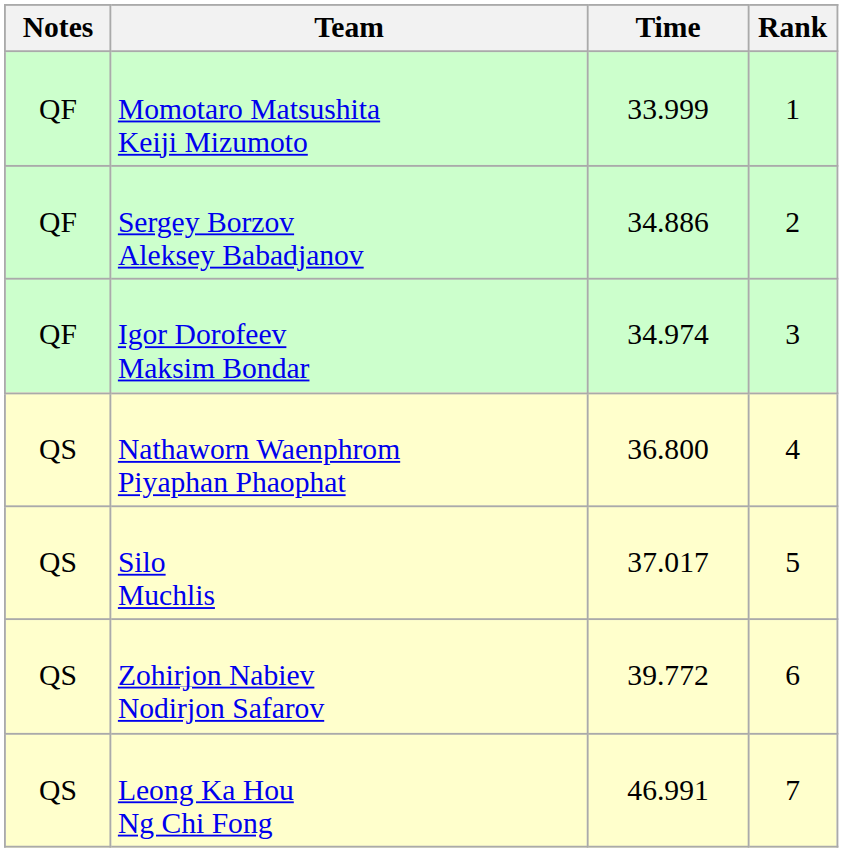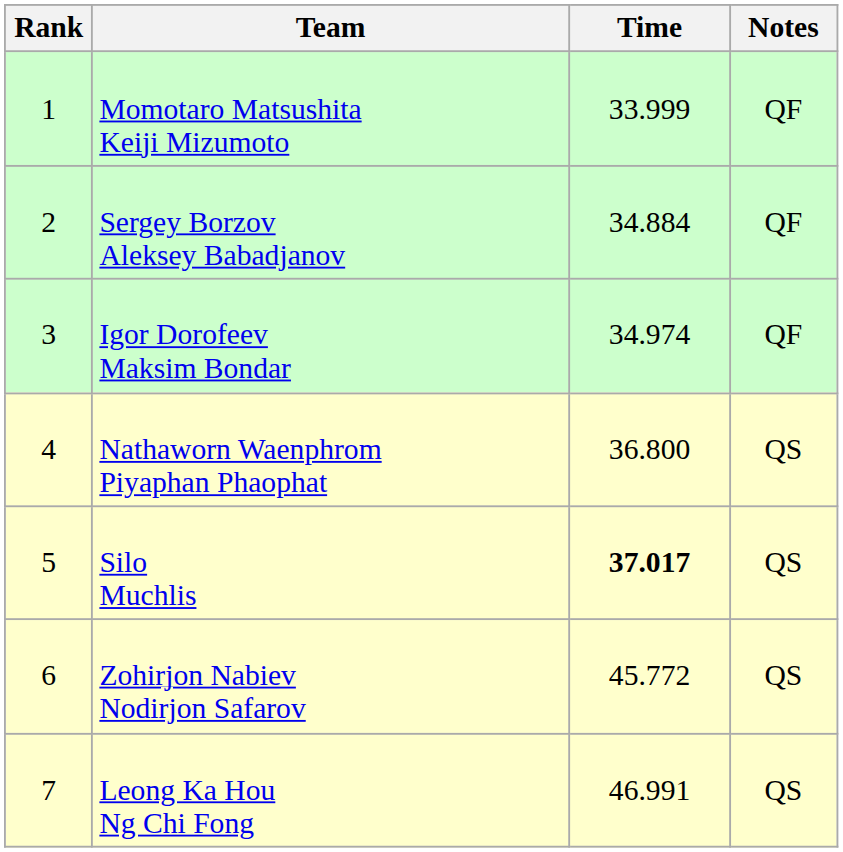columns swapped: (793, 27) <-> (58, 27)
(668, 221) 34.886 -> (650, 221) 34.884
(668, 562) normal -> (650, 562) bold
(668, 675) 39.772 -> (650, 675) 45.772
